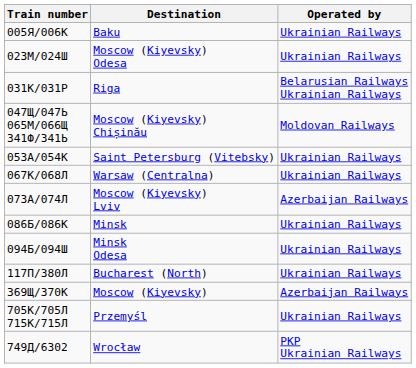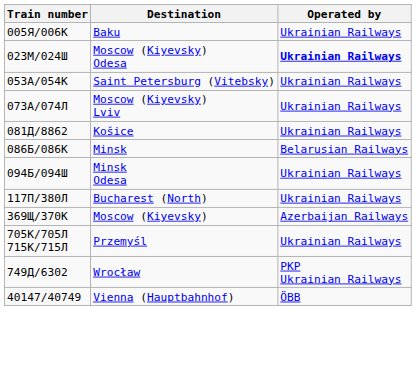(341, 56) normal -> (341, 56) bold
- row: (37, 88)
- row: (37, 125)
- row: (37, 174)
(344, 199) Azerbaijan Railways -> (341, 106) Ukrainian Railways
+ row: (37, 130)
(341, 224) Ukrainian Railways -> (344, 149) Belarusian Railways
+ row: (44, 297)
